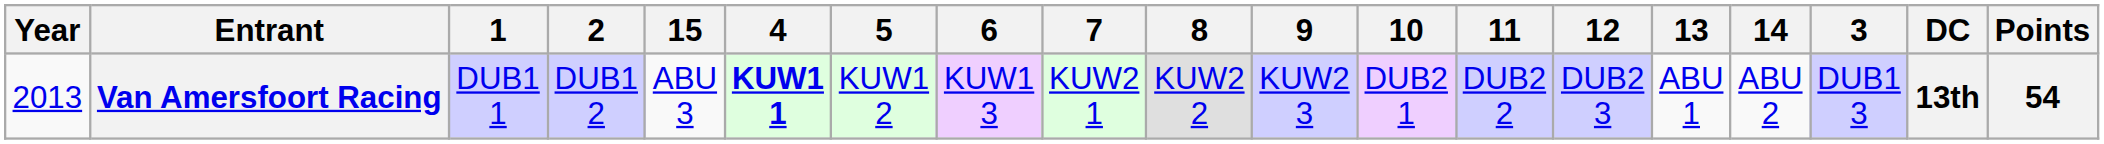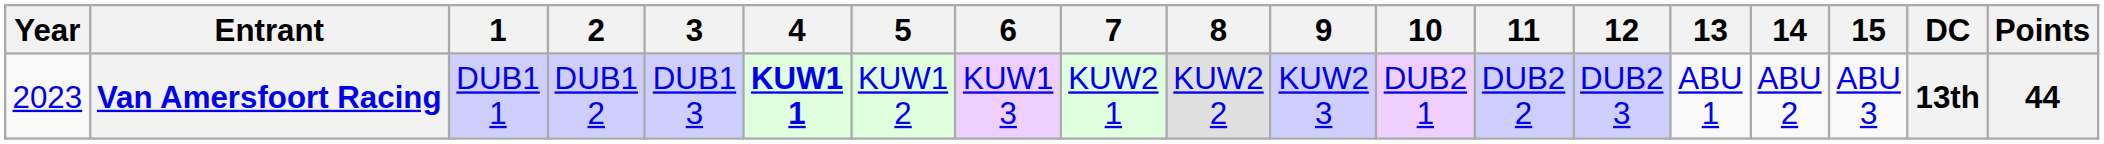columns swapped: (1859, 29) <-> (685, 29)
(47, 96) 2013 -> (47, 96) 2023
(2042, 96) 54 -> (2042, 96) 44
